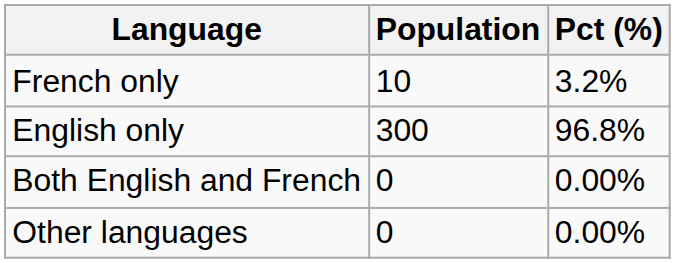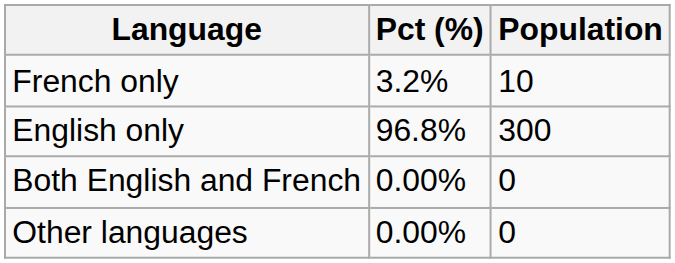columns swapped: (458, 29) <-> (609, 29)
